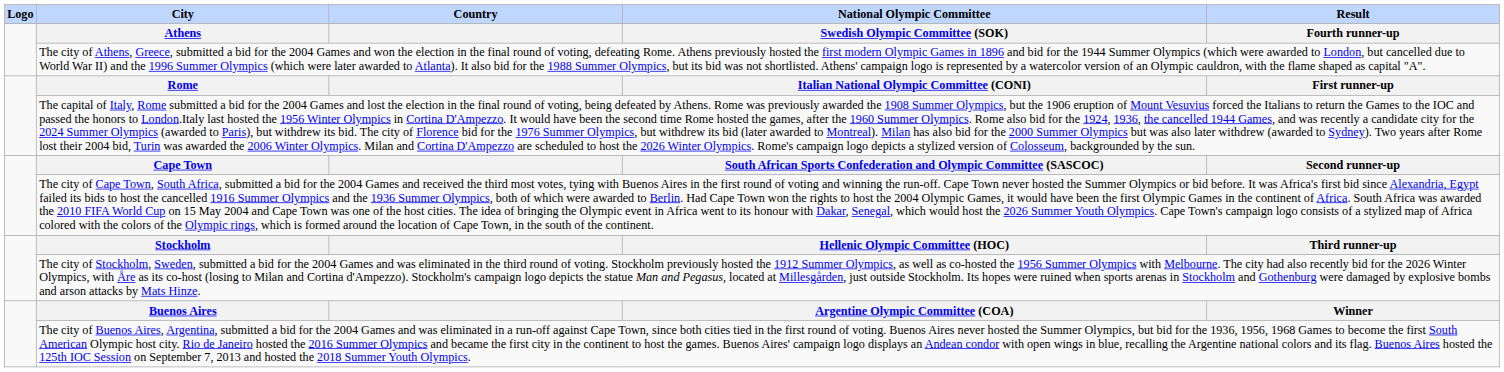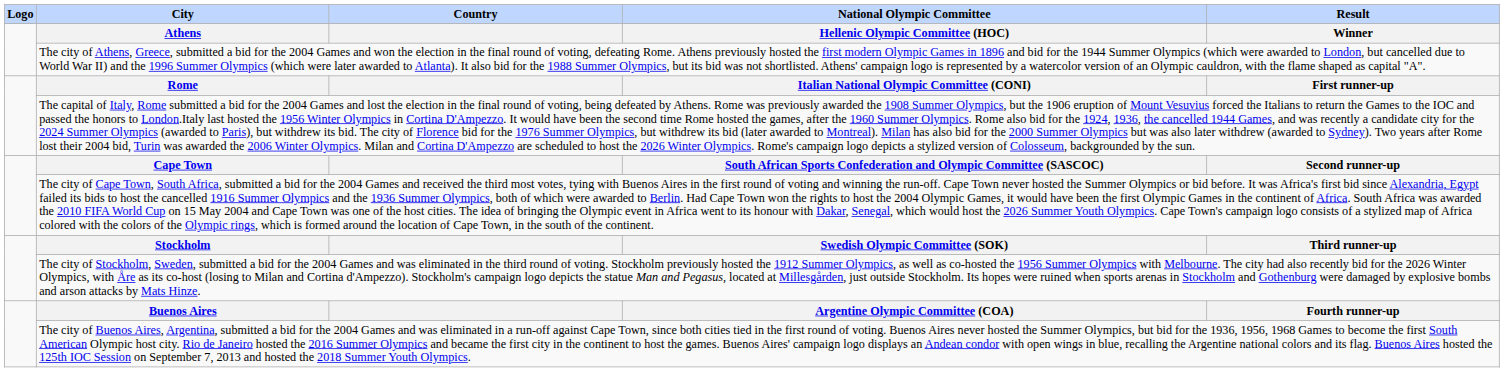(914, 33) Swedish Olympic Committee (SOK) -> (914, 33) Hellenic Olympic Committee (HOC)
(1353, 33) Fourth runner-up -> (1353, 33) Winner
(914, 244) Hellenic Olympic Committee (HOC) -> (914, 244) Swedish Olympic Committee (SOK)
(1353, 310) Winner -> (1353, 310) Fourth runner-up
